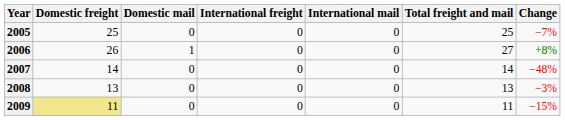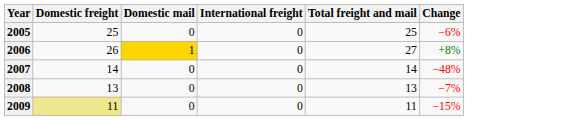- column: (354, 13)
(546, 32) −7% -> (449, 32) −6%
(192, 50) no background -> (192, 50) gold background
(546, 87) −3% -> (449, 87) −7%
